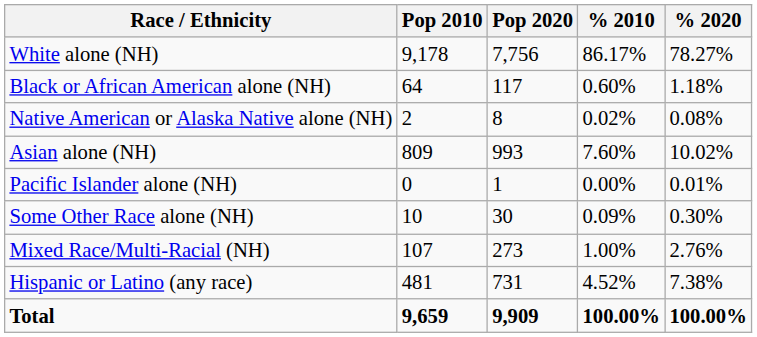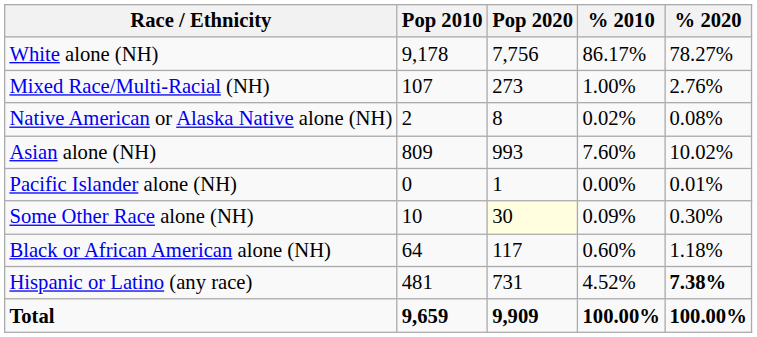rows swapped: (170, 86) <-> (140, 250)
(502, 217) no background -> (502, 217) lightyellow background
(696, 282) normal -> (698, 282) bold
